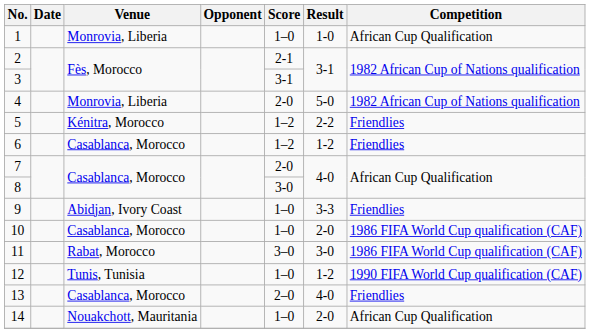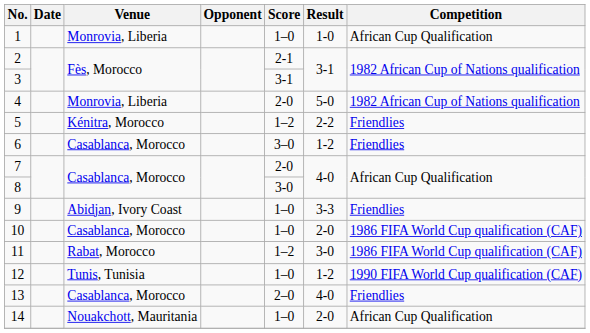(284, 144) 1–2 -> (284, 144) 3–0
(284, 252) 3–0 -> (284, 252) 1–2
